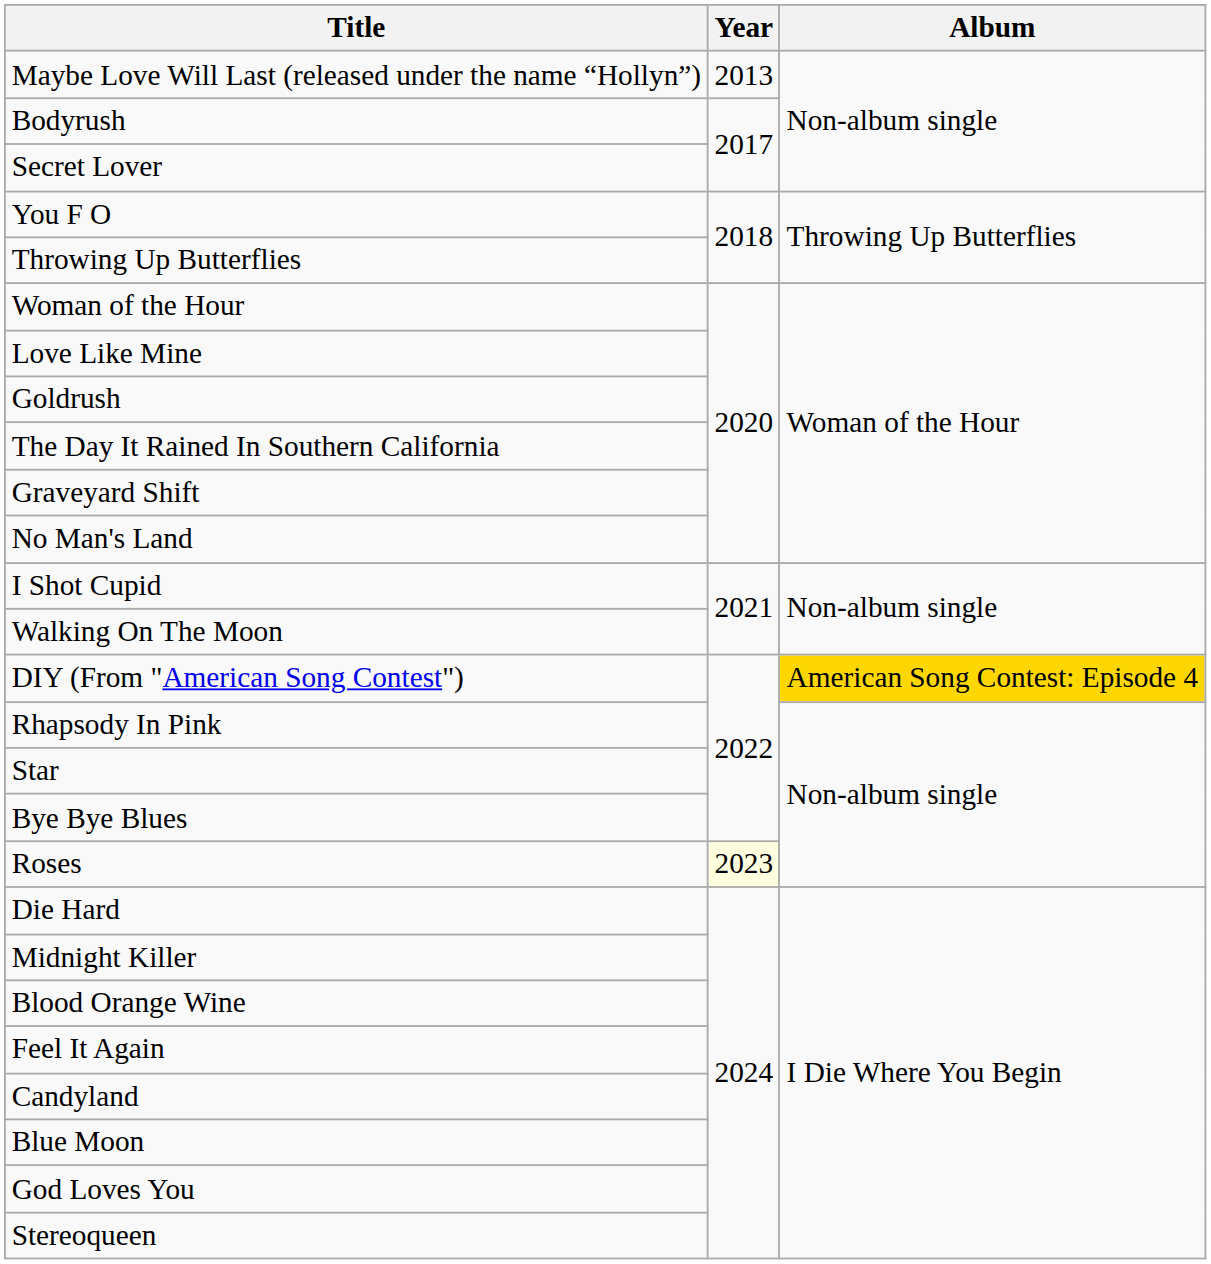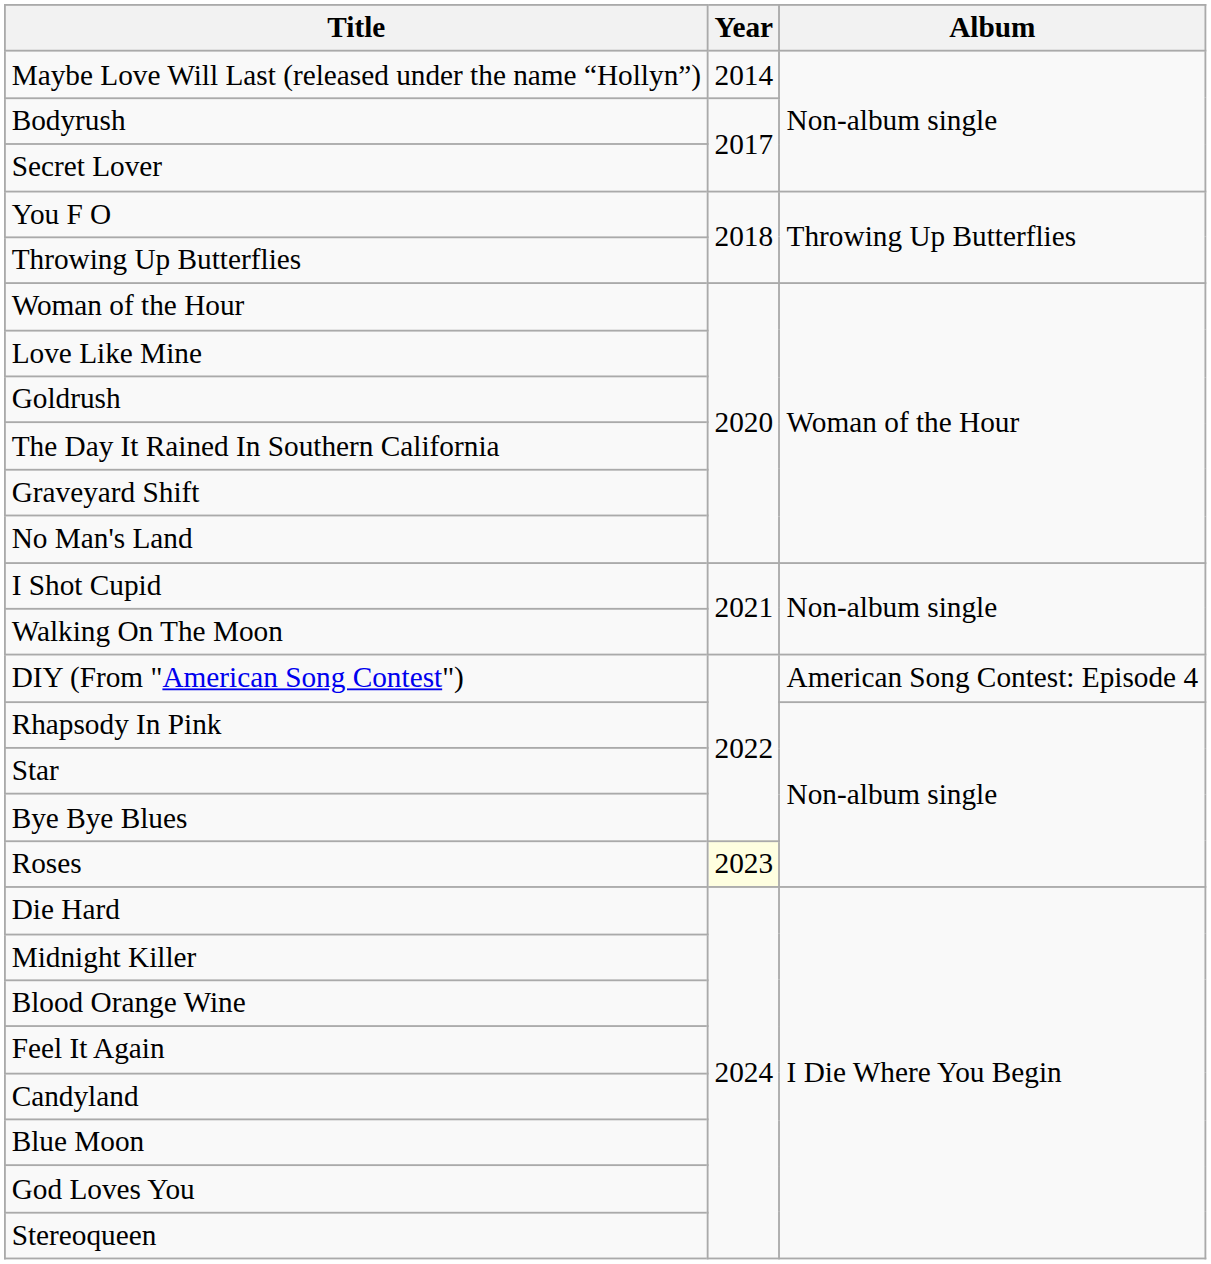(744, 74) 2013 -> (744, 74) 2014
(992, 677) gold background -> (992, 677) no background
